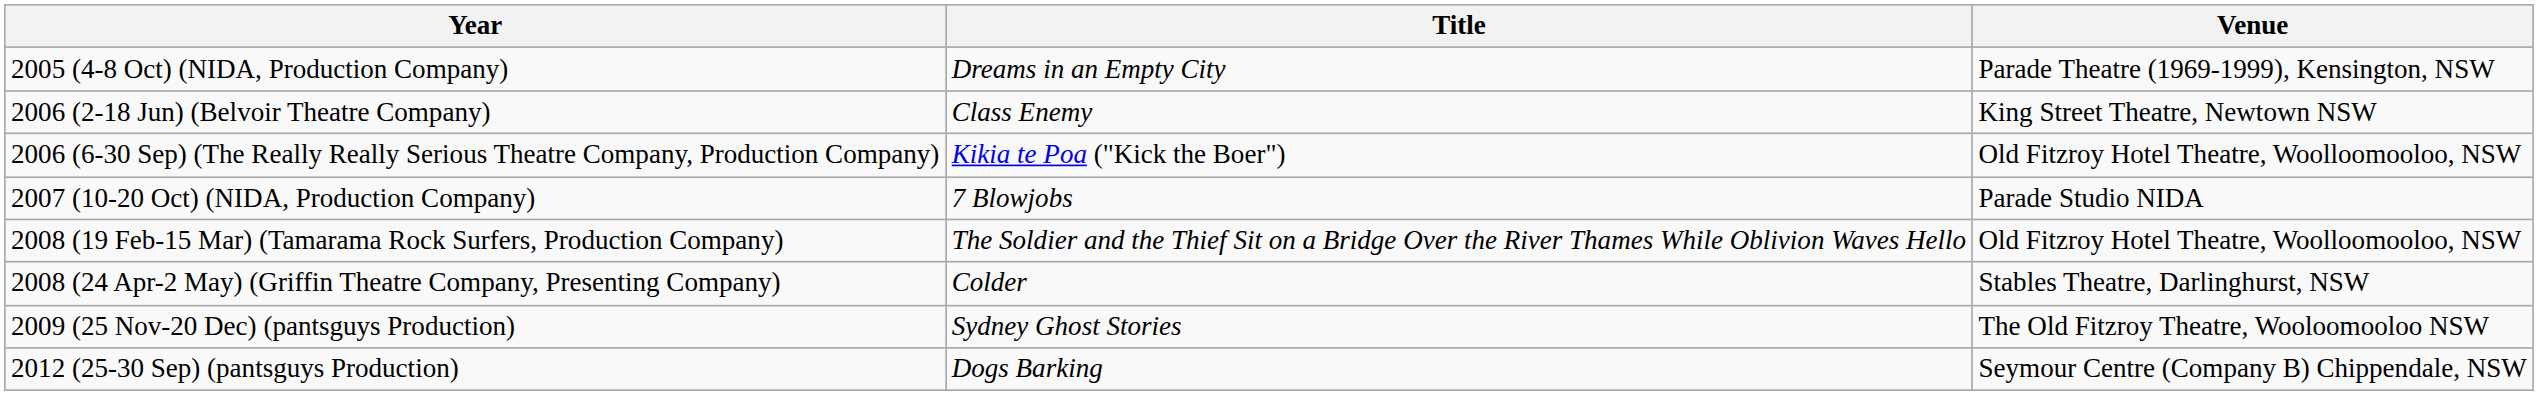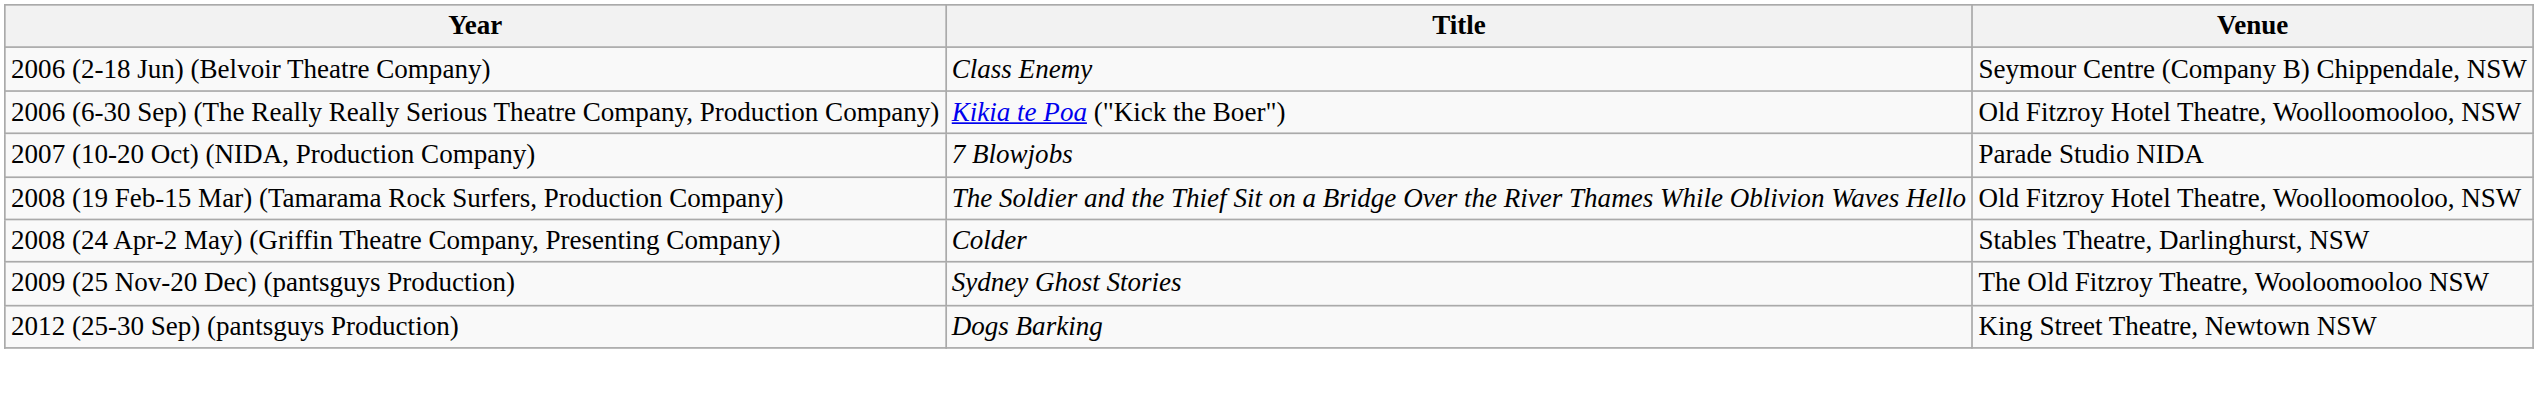- row: (260, 68)
(2178, 111) King Street Theatre, Newtown NSW -> (2253, 68) Seymour Centre (Company B) Chippendale, NSW
(2253, 369) Seymour Centre (Company B) Chippendale, NSW -> (2178, 326) King Street Theatre, Newtown NSW
